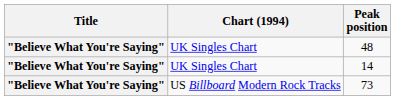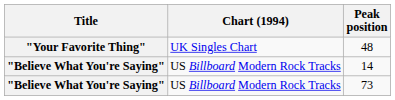(86, 47) "Believe What You're Saying" -> (86, 47) "Your Favorite Thing"
(214, 66) UK Singles Chart -> (256, 66) US Billboard Modern Rock Tracks
